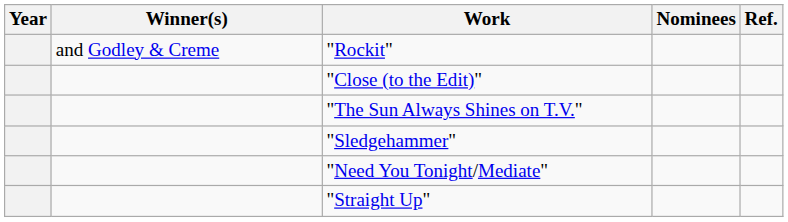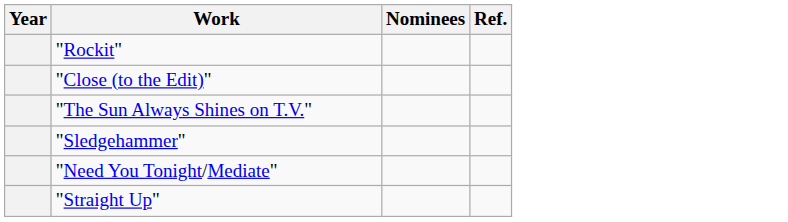- column: (187, 19)
